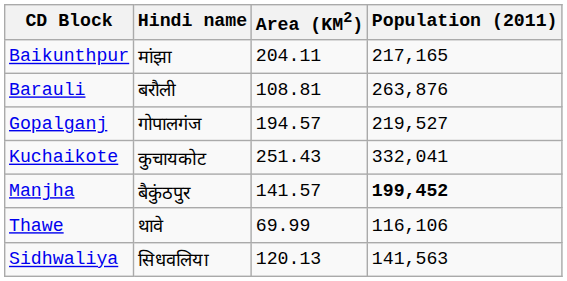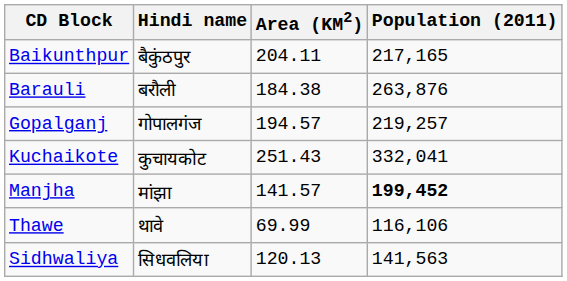(155, 58) मांझा -> (164, 58) बैकुंठपुर
(289, 90) 108.81 -> (289, 90) 184.38
(410, 124) 219,527 -> (410, 124) 219,257
(164, 194) बैकुंठपुर -> (155, 194) मांझा
